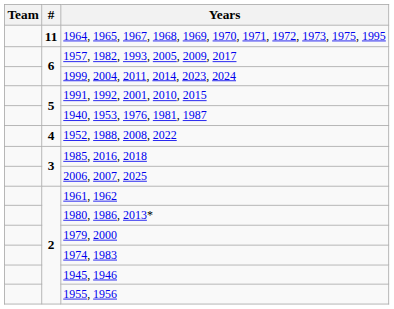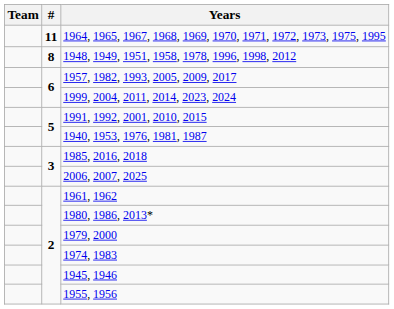+ row: (180, 57)
- row: (120, 136)
